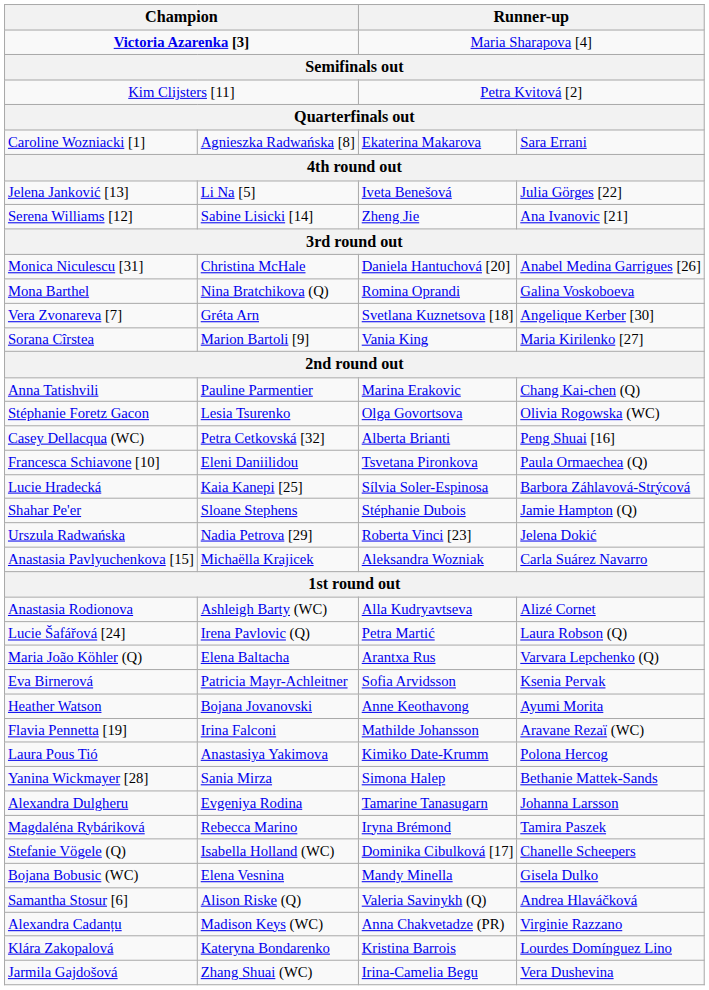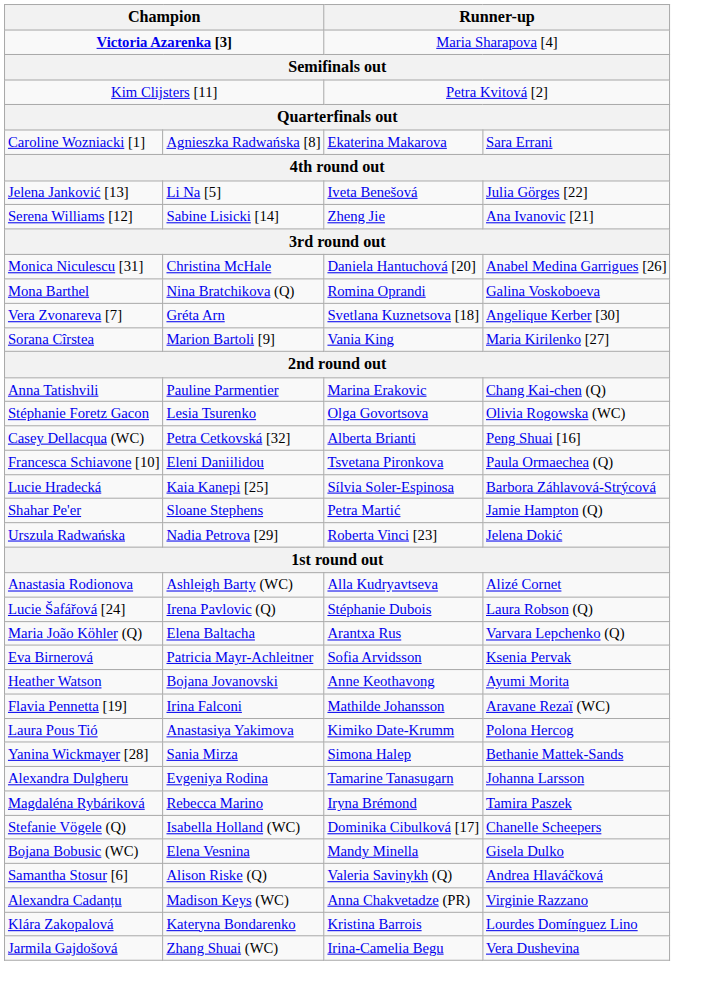(414, 511) Stéphanie Dubois -> (364, 511) Petra Martić
- row: (101, 559)
(398, 633) Petra Martić -> (379, 609) Stéphanie Dubois
